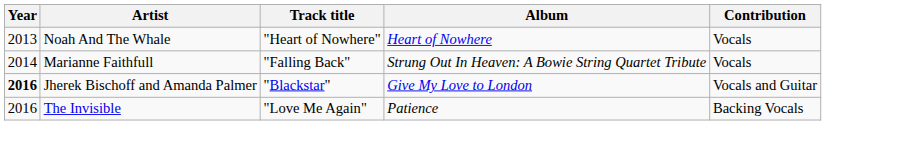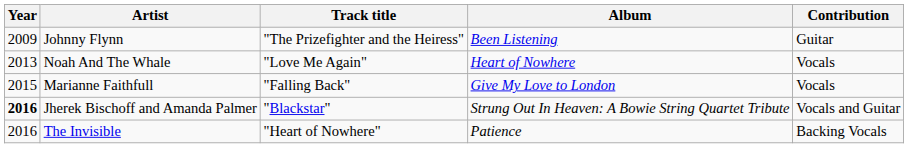+ row: (83, 39)
(322, 39) "Heart of Nowhere" -> (315, 62) "Love Me Again"
(22, 62) 2014 -> (22, 85) 2015
(547, 62) Strung Out In Heaven: A Bowie String Quartet Tribute -> (543, 85) Give My Love to London
(460, 85) Give My Love to London -> (630, 108) Strung Out In Heaven: A Bowie String Quartet Tribute
(315, 108) "Love Me Again" -> (322, 131) "Heart of Nowhere"
